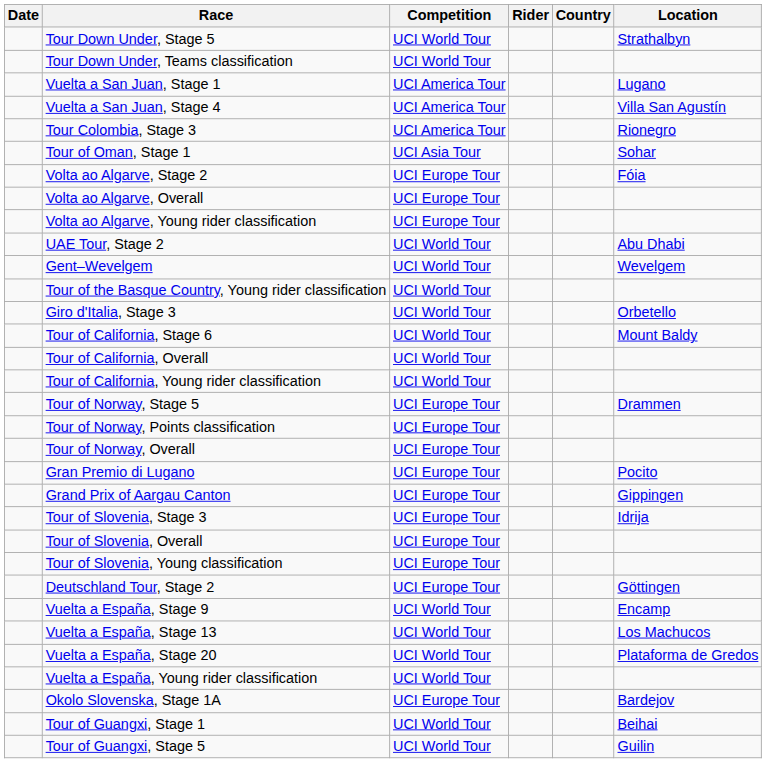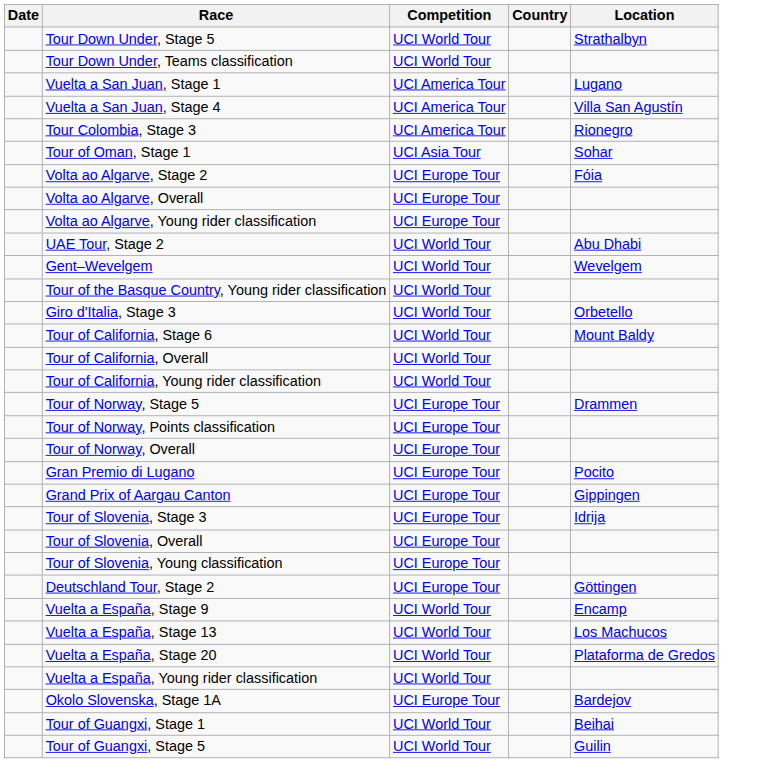- column: (531, 15)
